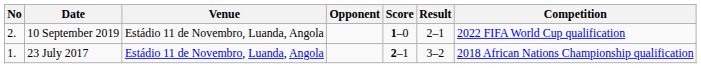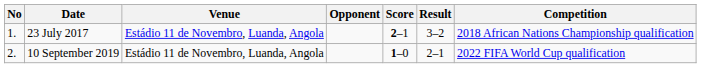rows swapped: (58, 52) <-> (73, 33)
